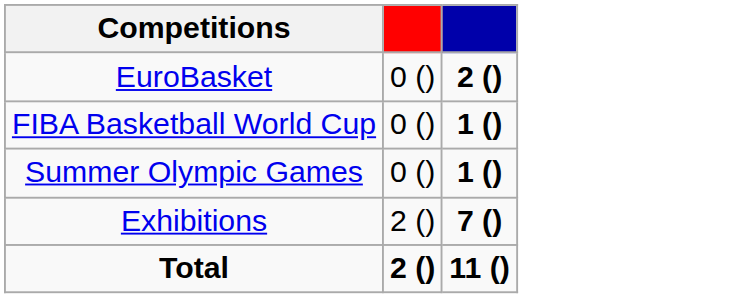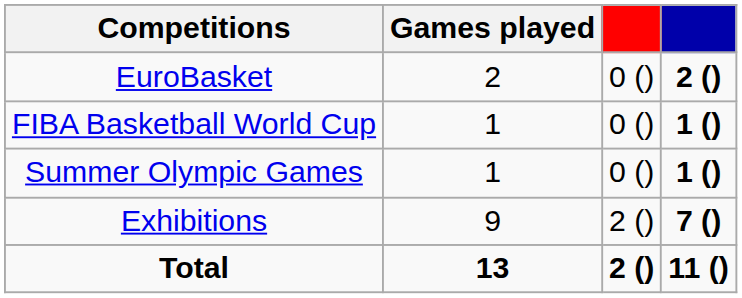+ column: (493, 28)
